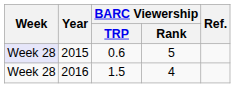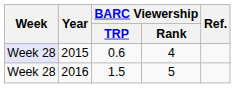(171, 53) 5 -> (171, 53) 4
(171, 72) 4 -> (171, 72) 5
